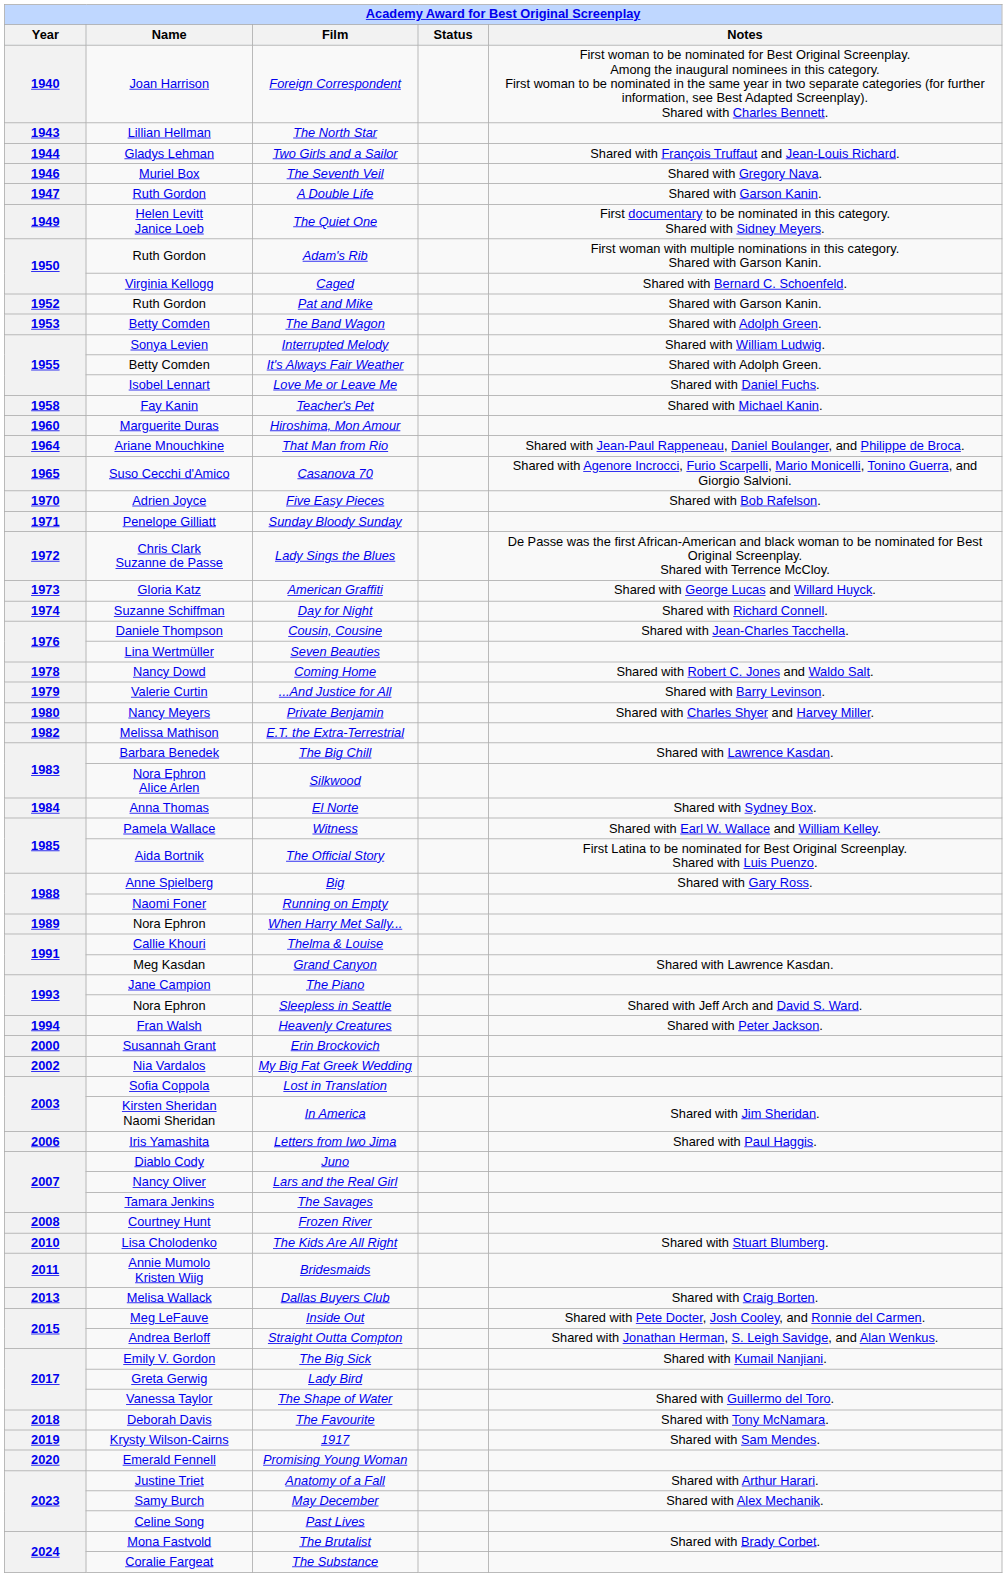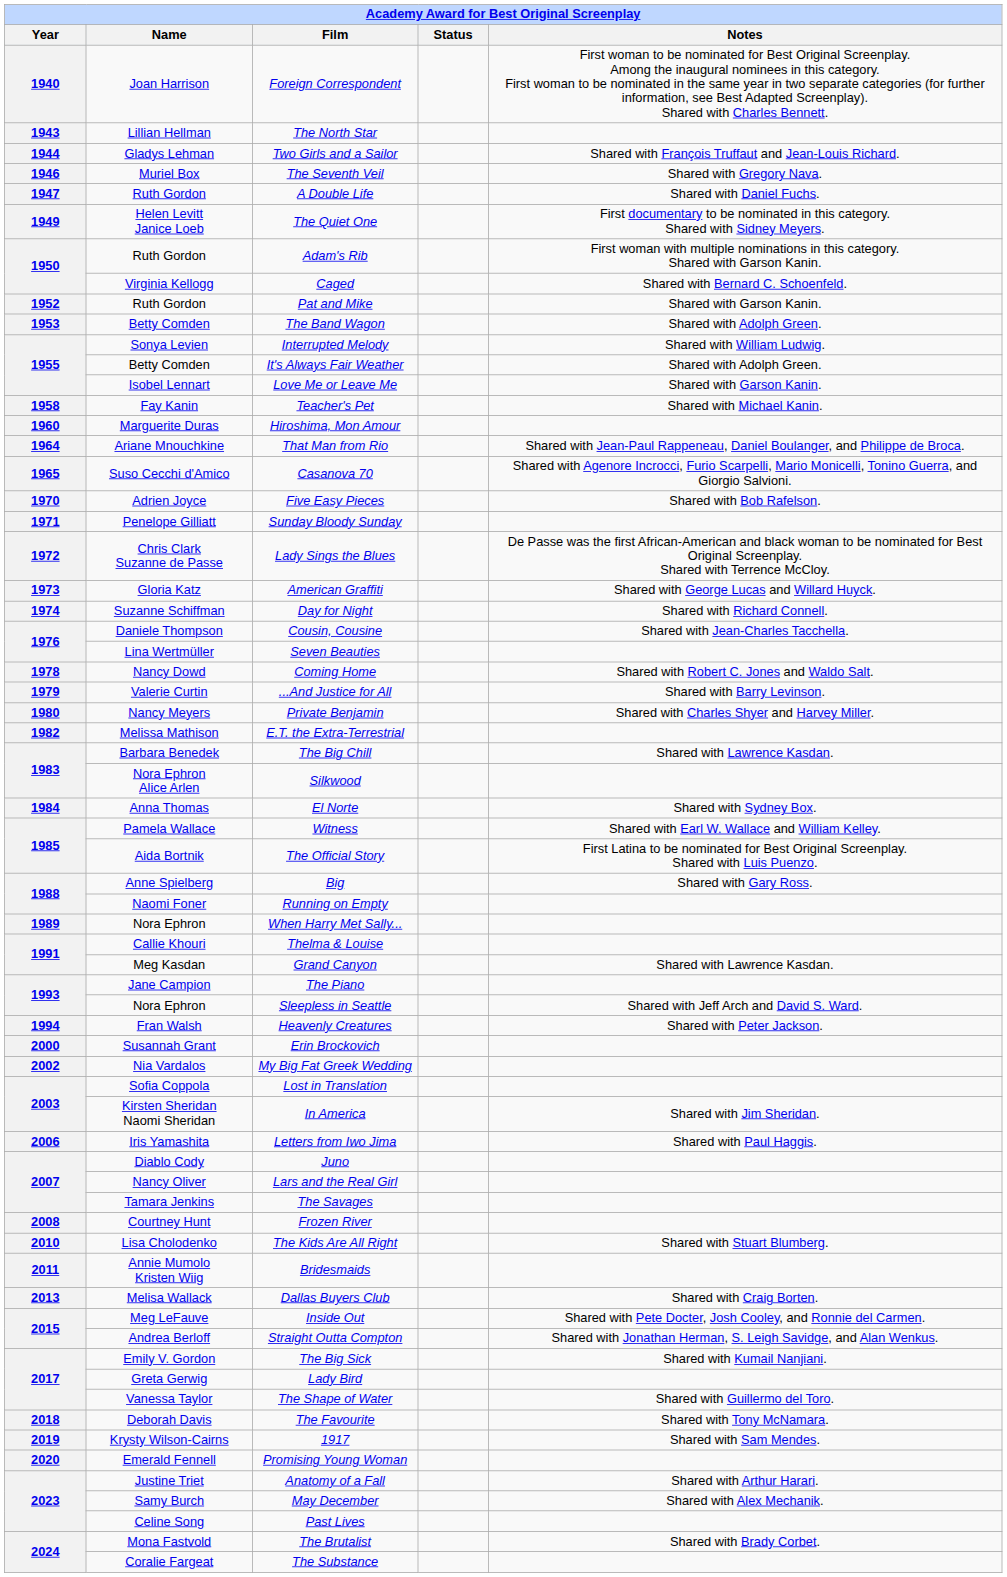(745, 194) Shared with Garson Kanin. -> (745, 194) Shared with Daniel Fuchs.
(745, 385) Shared with Daniel Fuchs. -> (745, 385) Shared with Garson Kanin.
